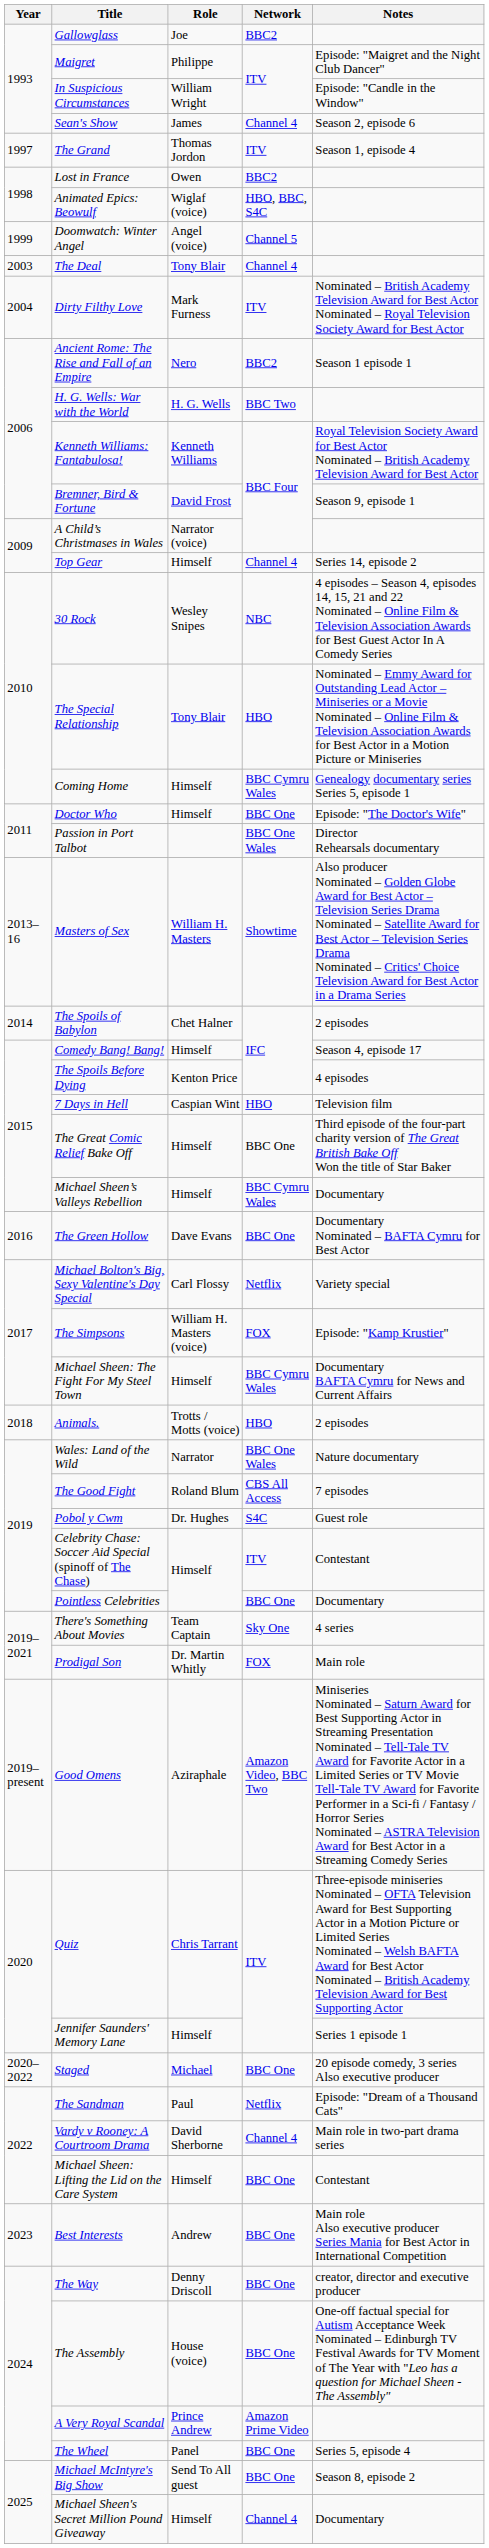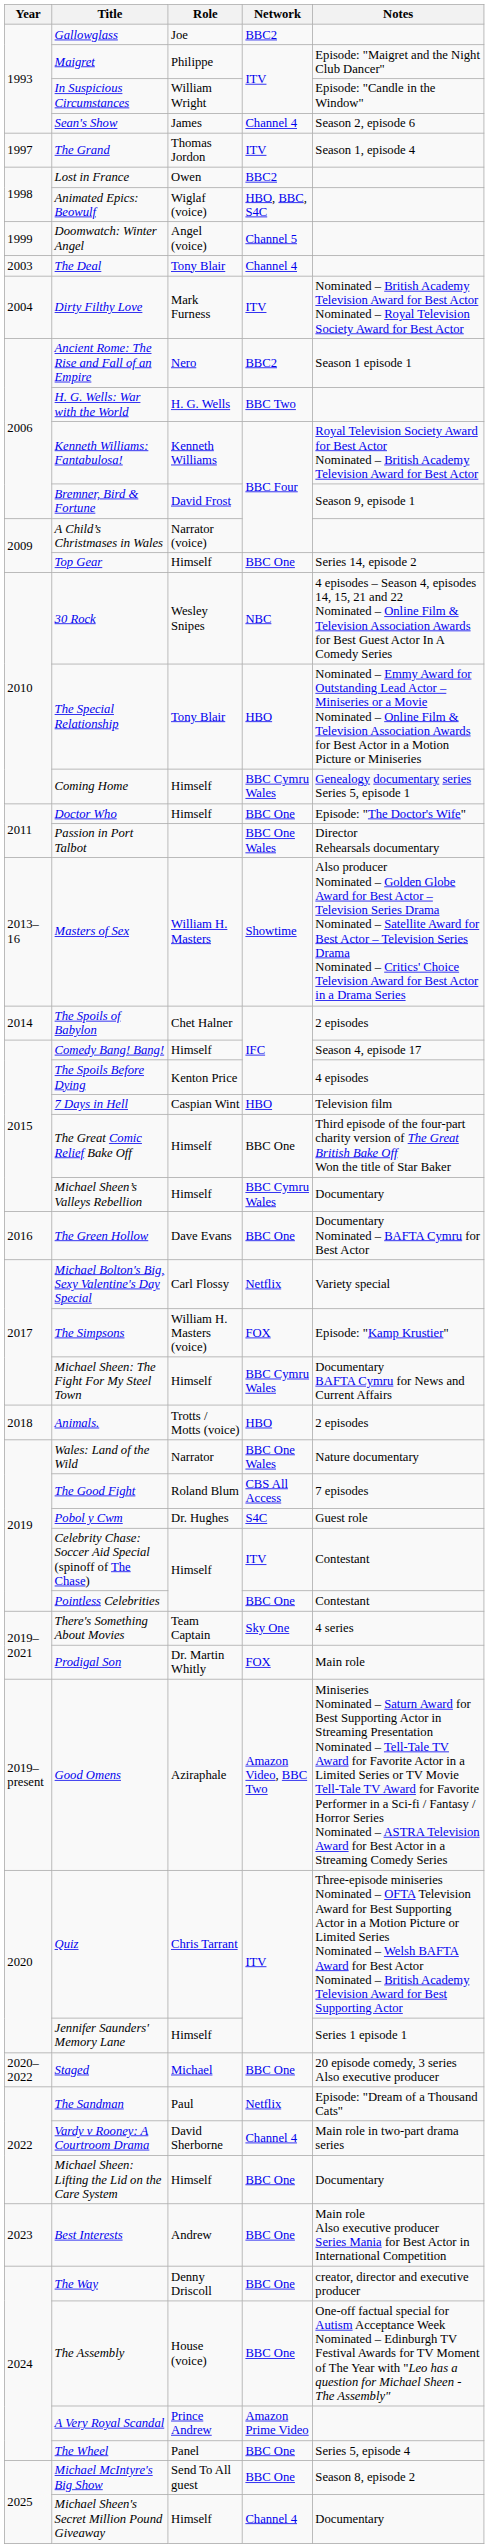(271, 562) Channel 4 -> (270, 562) BBC One
(350, 1601) Documentary -> (342, 1601) Contestant
(342, 2179) Contestant -> (350, 2179) Documentary
